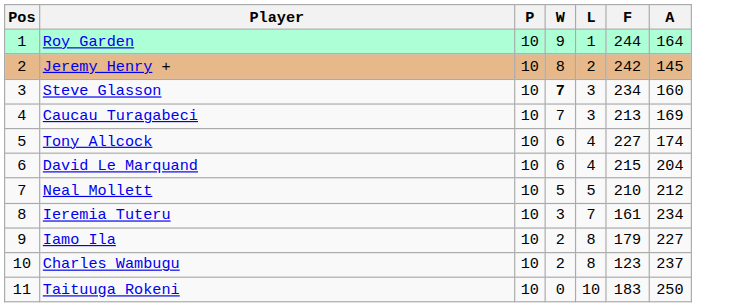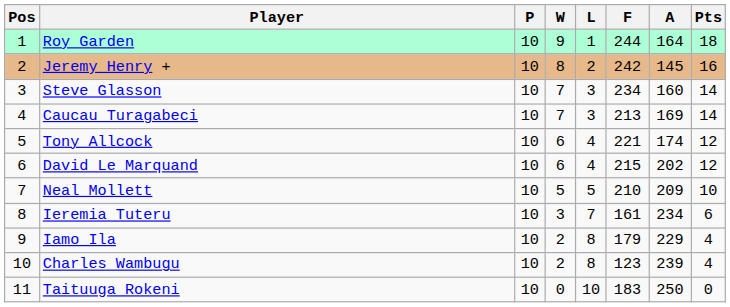+ column: (708, 17)
(560, 91) bold -> (560, 91) normal
(628, 141) 227 -> (628, 141) 221
(670, 166) 204 -> (670, 166) 202
(670, 191) 212 -> (670, 191) 209
(670, 240) 227 -> (670, 240) 229
(670, 265) 237 -> (670, 265) 239
